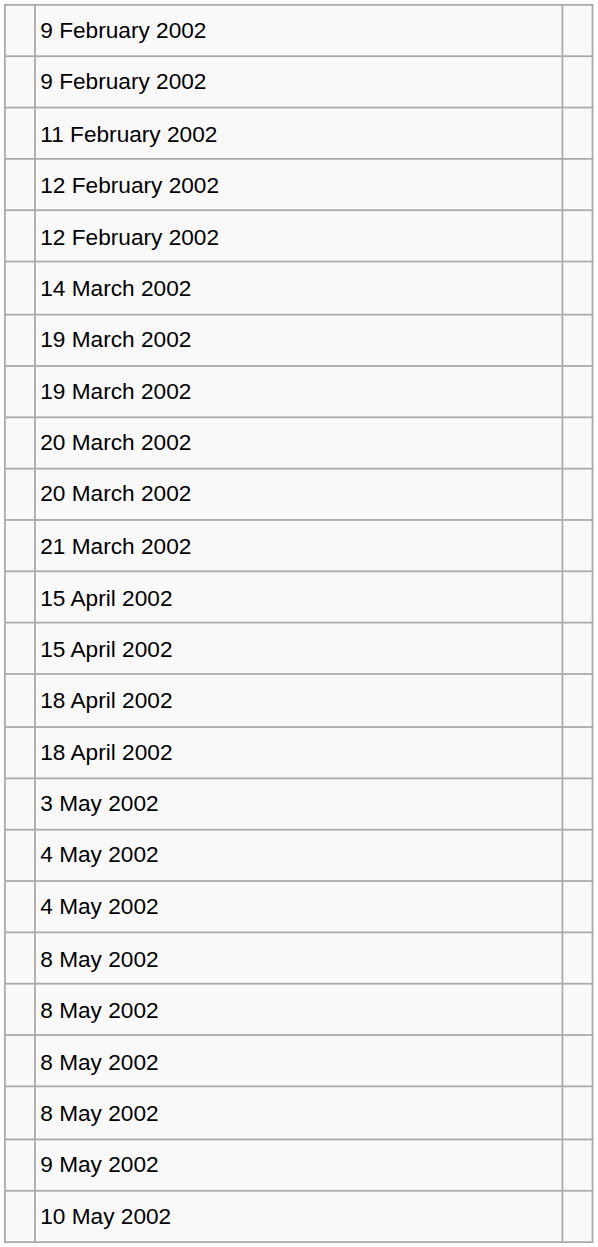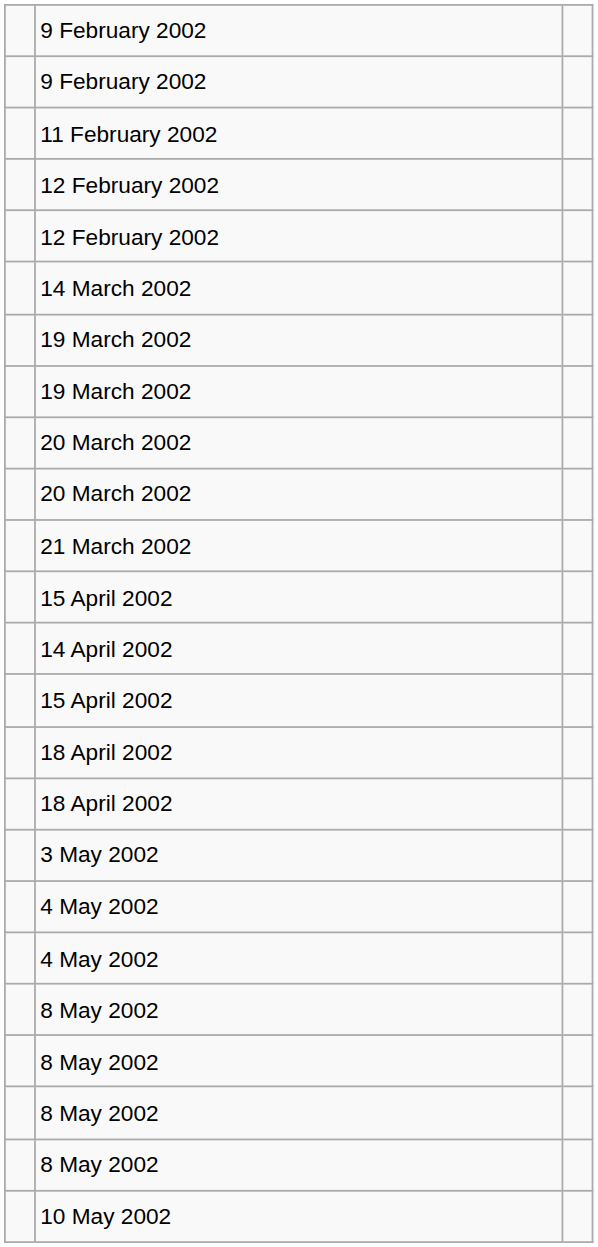+ row: (20, 649)
- row: (20, 1164)
